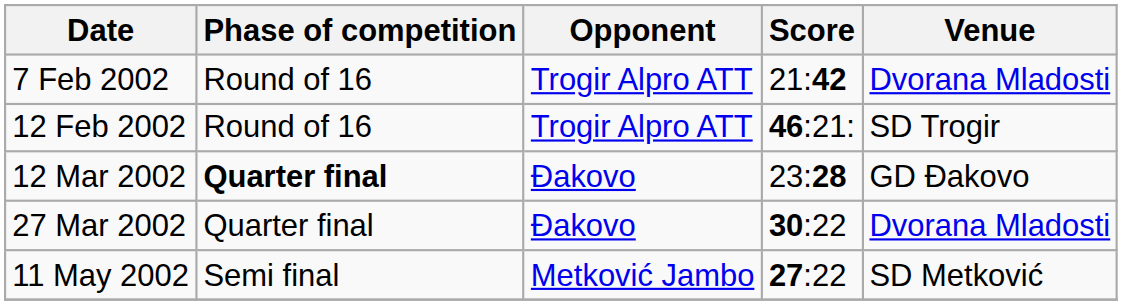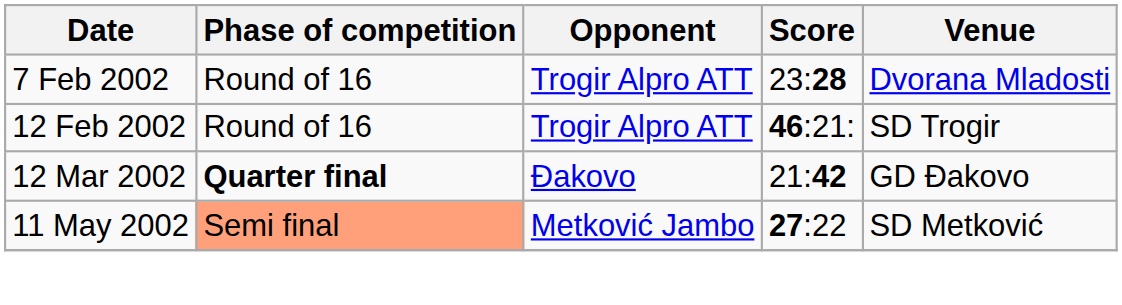(808, 79) 21:42 -> (808, 79) 23:28
(808, 177) 23:28 -> (808, 177) 21:42
- row: (99, 226)
(271, 274) no background -> (271, 226) lightsalmon background
